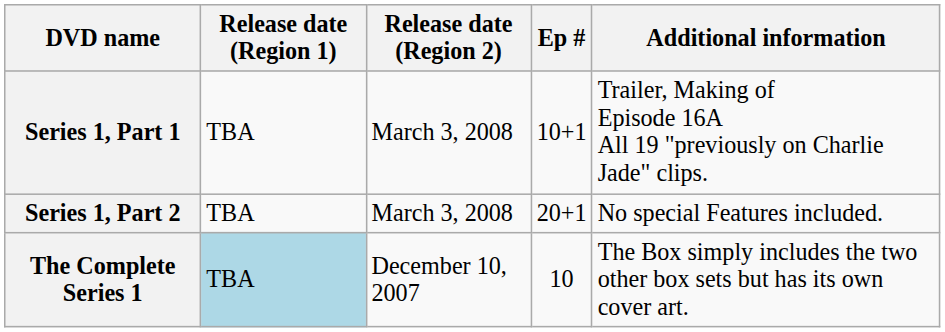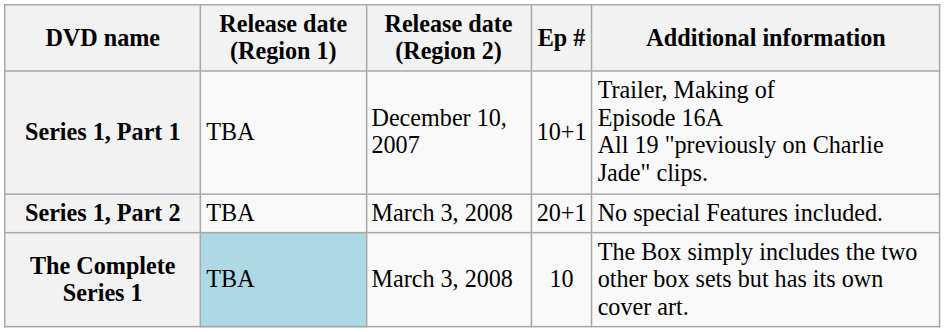(442, 131) March 3, 2008 -> (439, 131) December 10, 2007
(439, 278) December 10, 2007 -> (442, 278) March 3, 2008
